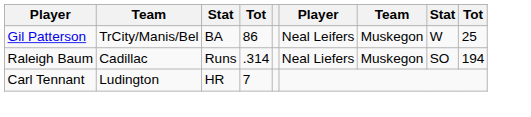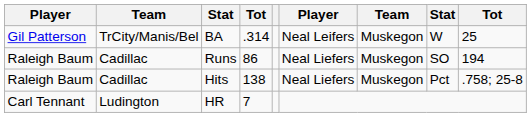(250, 36) 86 -> (256, 36) .314
(256, 58) .314 -> (250, 58) 86
+ row: (216, 79)
